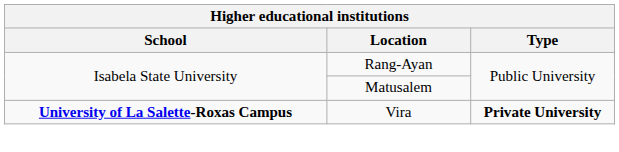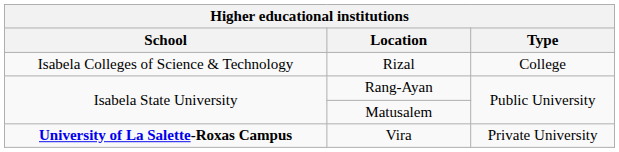+ row: (399, 64)
(543, 111) bold -> (543, 135) normal
